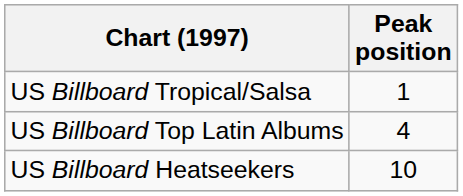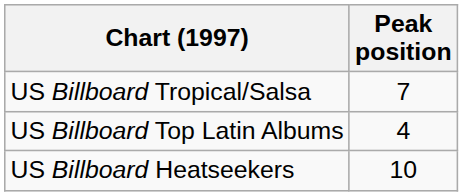(403, 91) 1 -> (403, 91) 7
